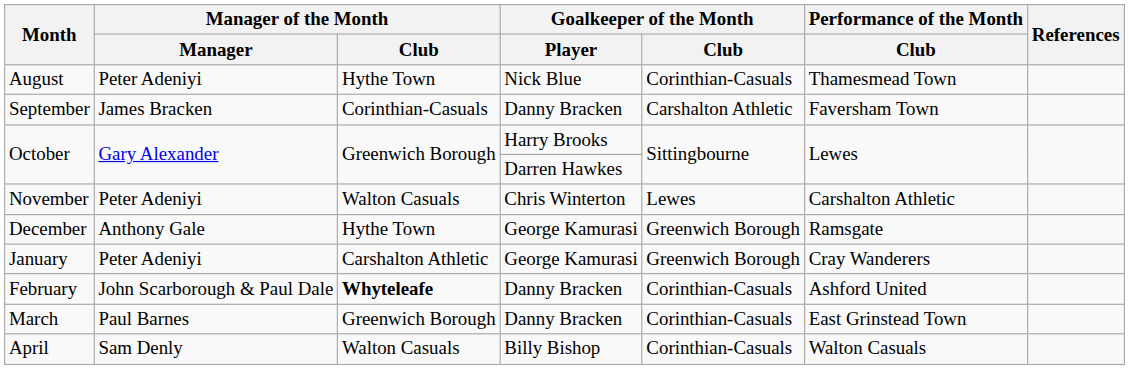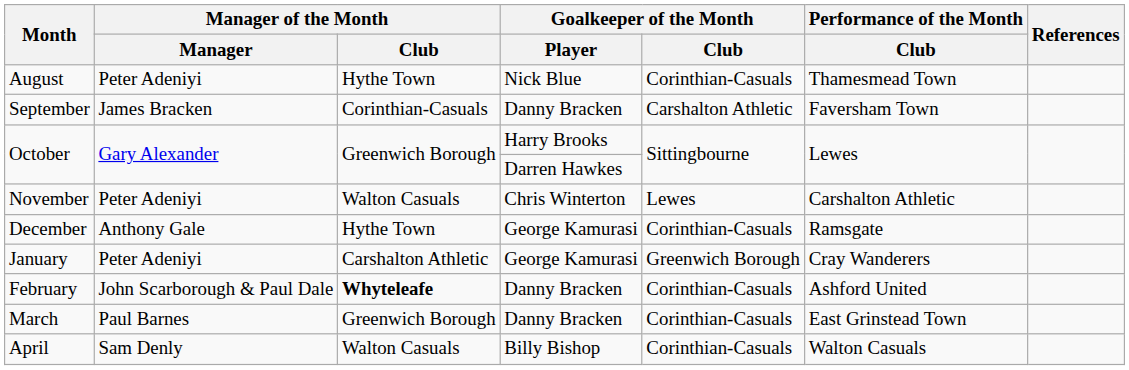(723, 229) Greenwich Borough -> (719, 229) Corinthian-Casuals
